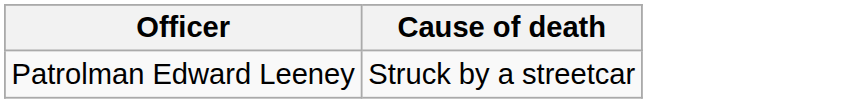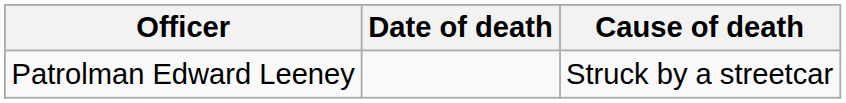+ column: (460, 27)
